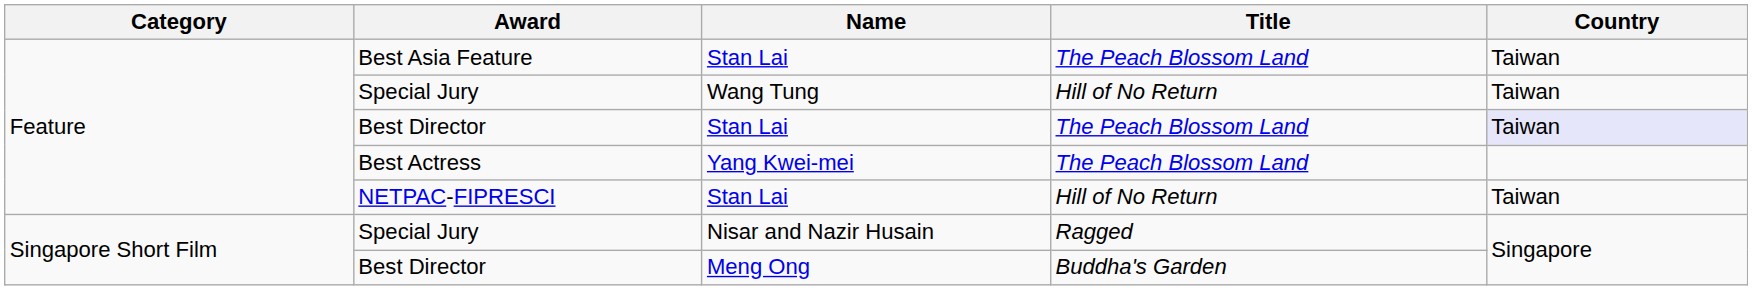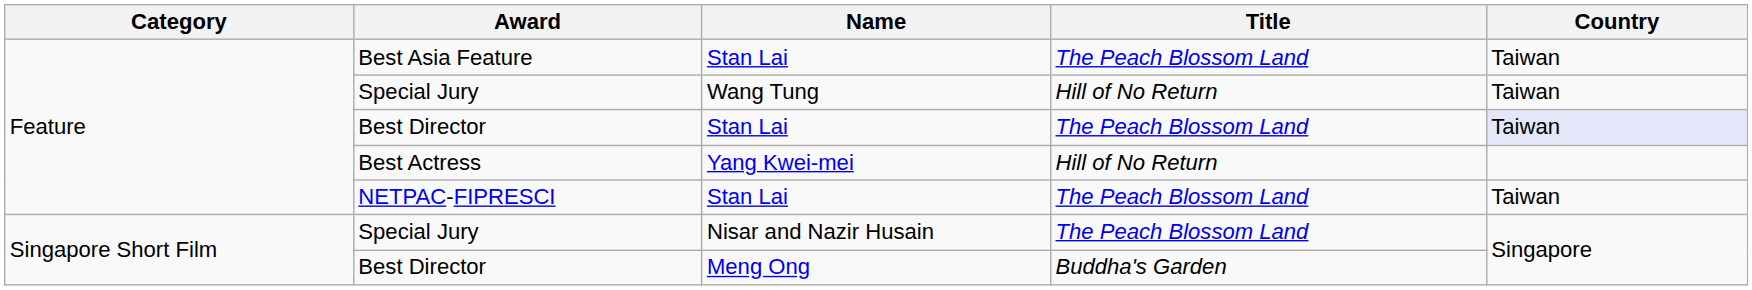(1182, 162) The Peach Blossom Land -> (1137, 162) Hill of No Return
(1137, 197) Hill of No Return -> (1182, 197) The Peach Blossom Land
(1094, 232) Ragged -> (1182, 232) The Peach Blossom Land
